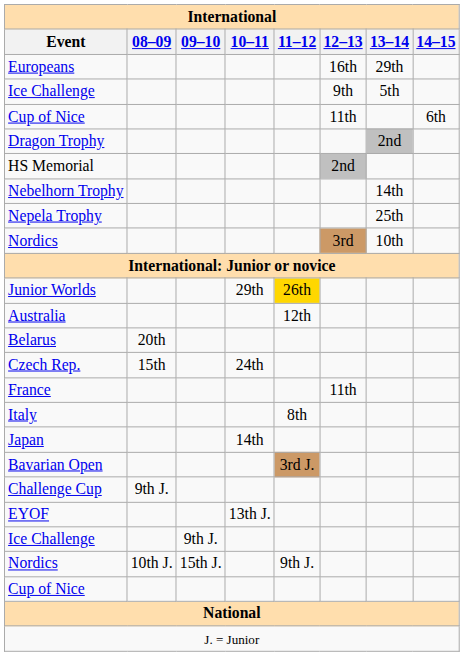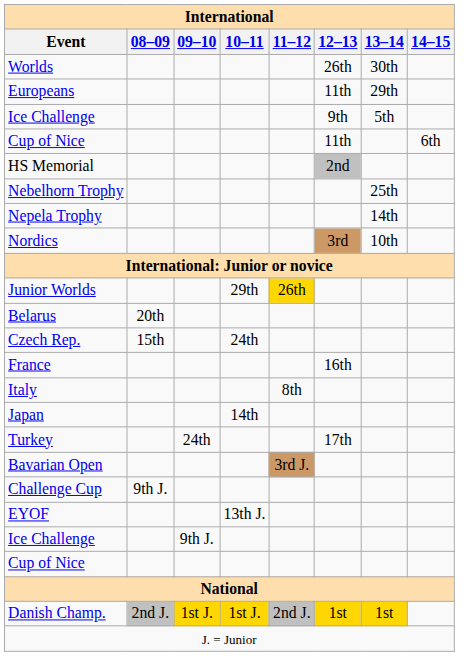+ row: (31, 66)
(343, 66) 16th -> (338, 91) 11th
- row: (56, 141)
(389, 191) 14th -> (384, 191) 25th
(389, 215) 25th -> (384, 215) 14th
- row: (37, 315)
(343, 389) 11th -> (338, 365) 16th
+ row: (30, 439)
- row: (33, 564)
+ row: (57, 613)
